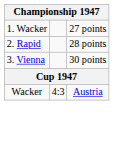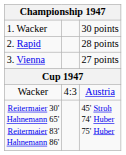(88, 28) 27 points -> (100, 28) 30 points
(88, 60) 30 points -> (100, 60) 27 points
+ row: (33, 126)
